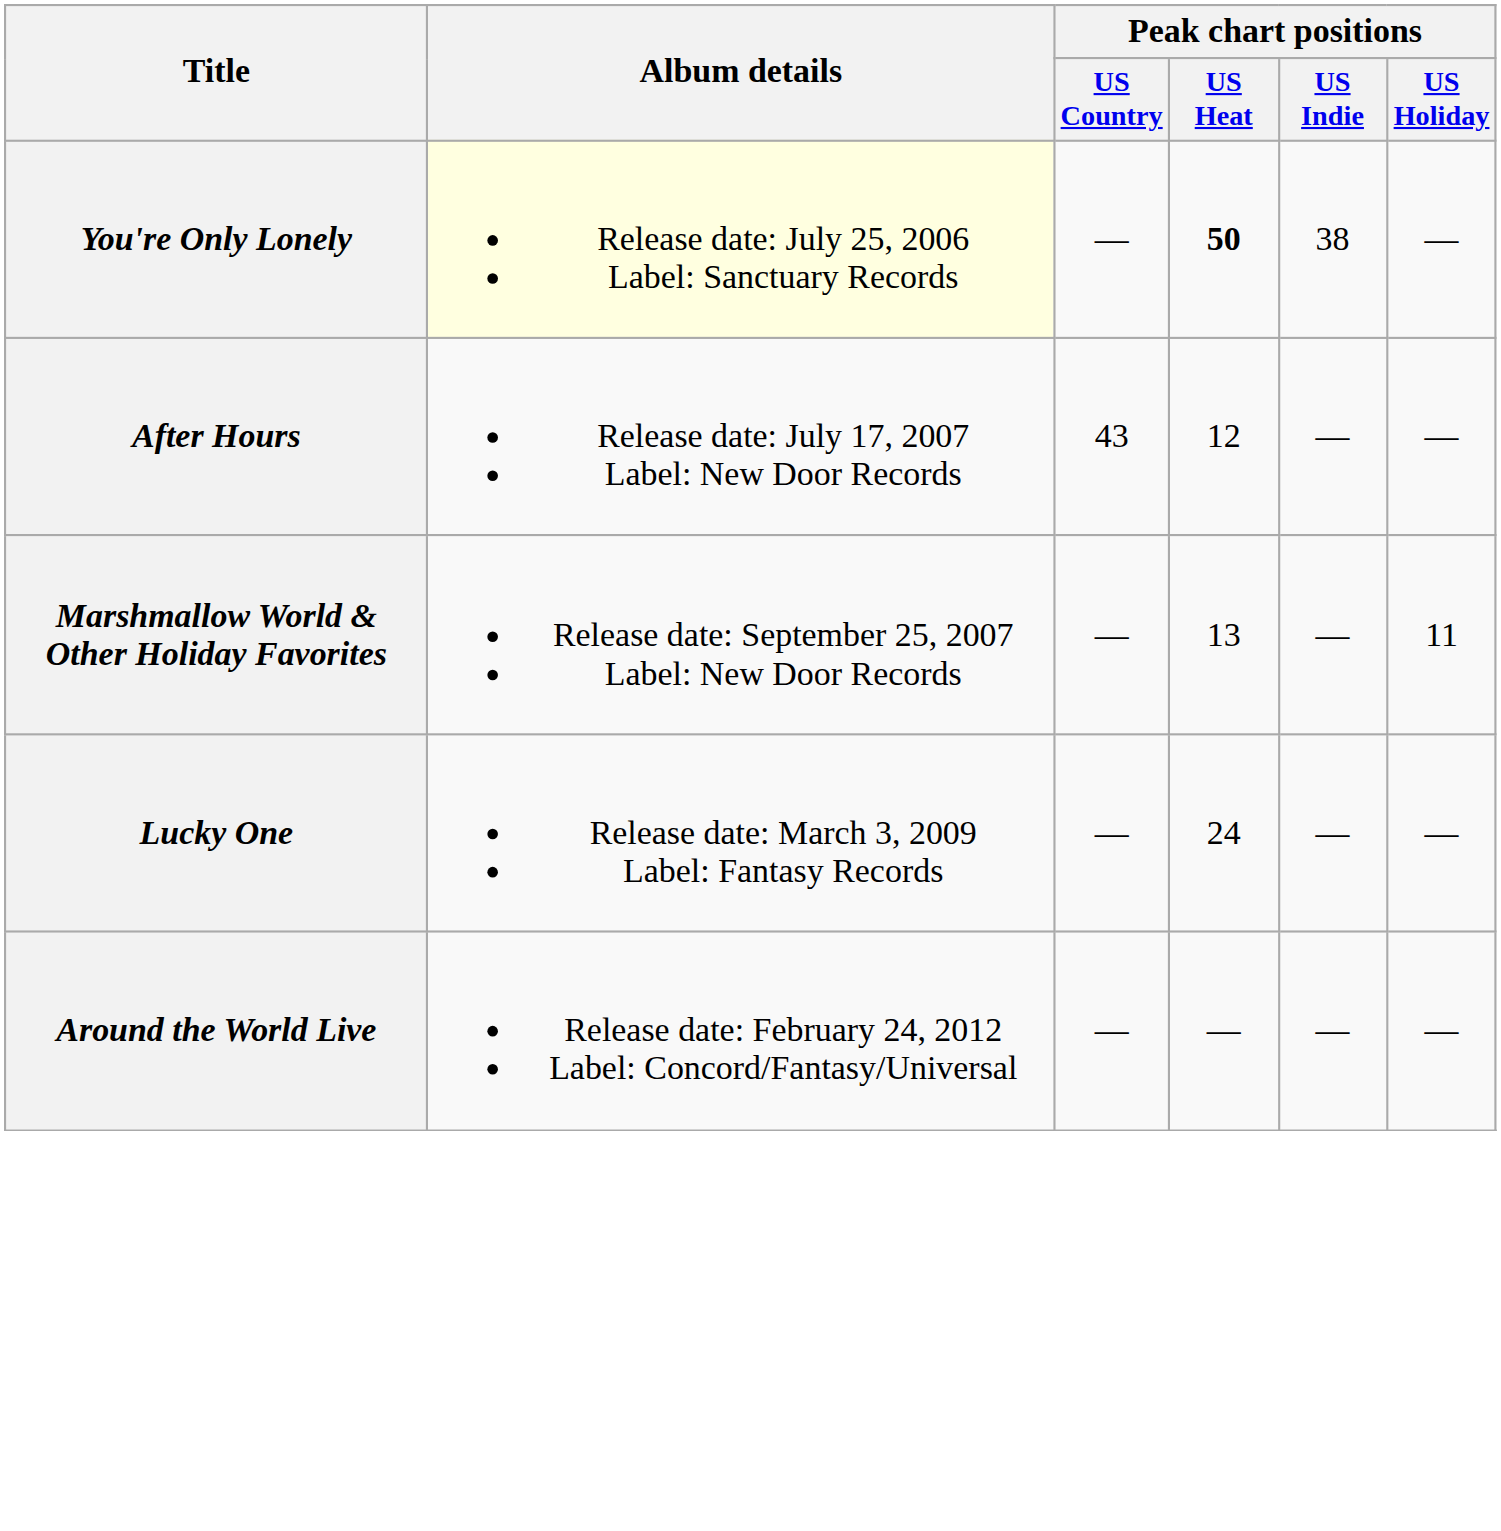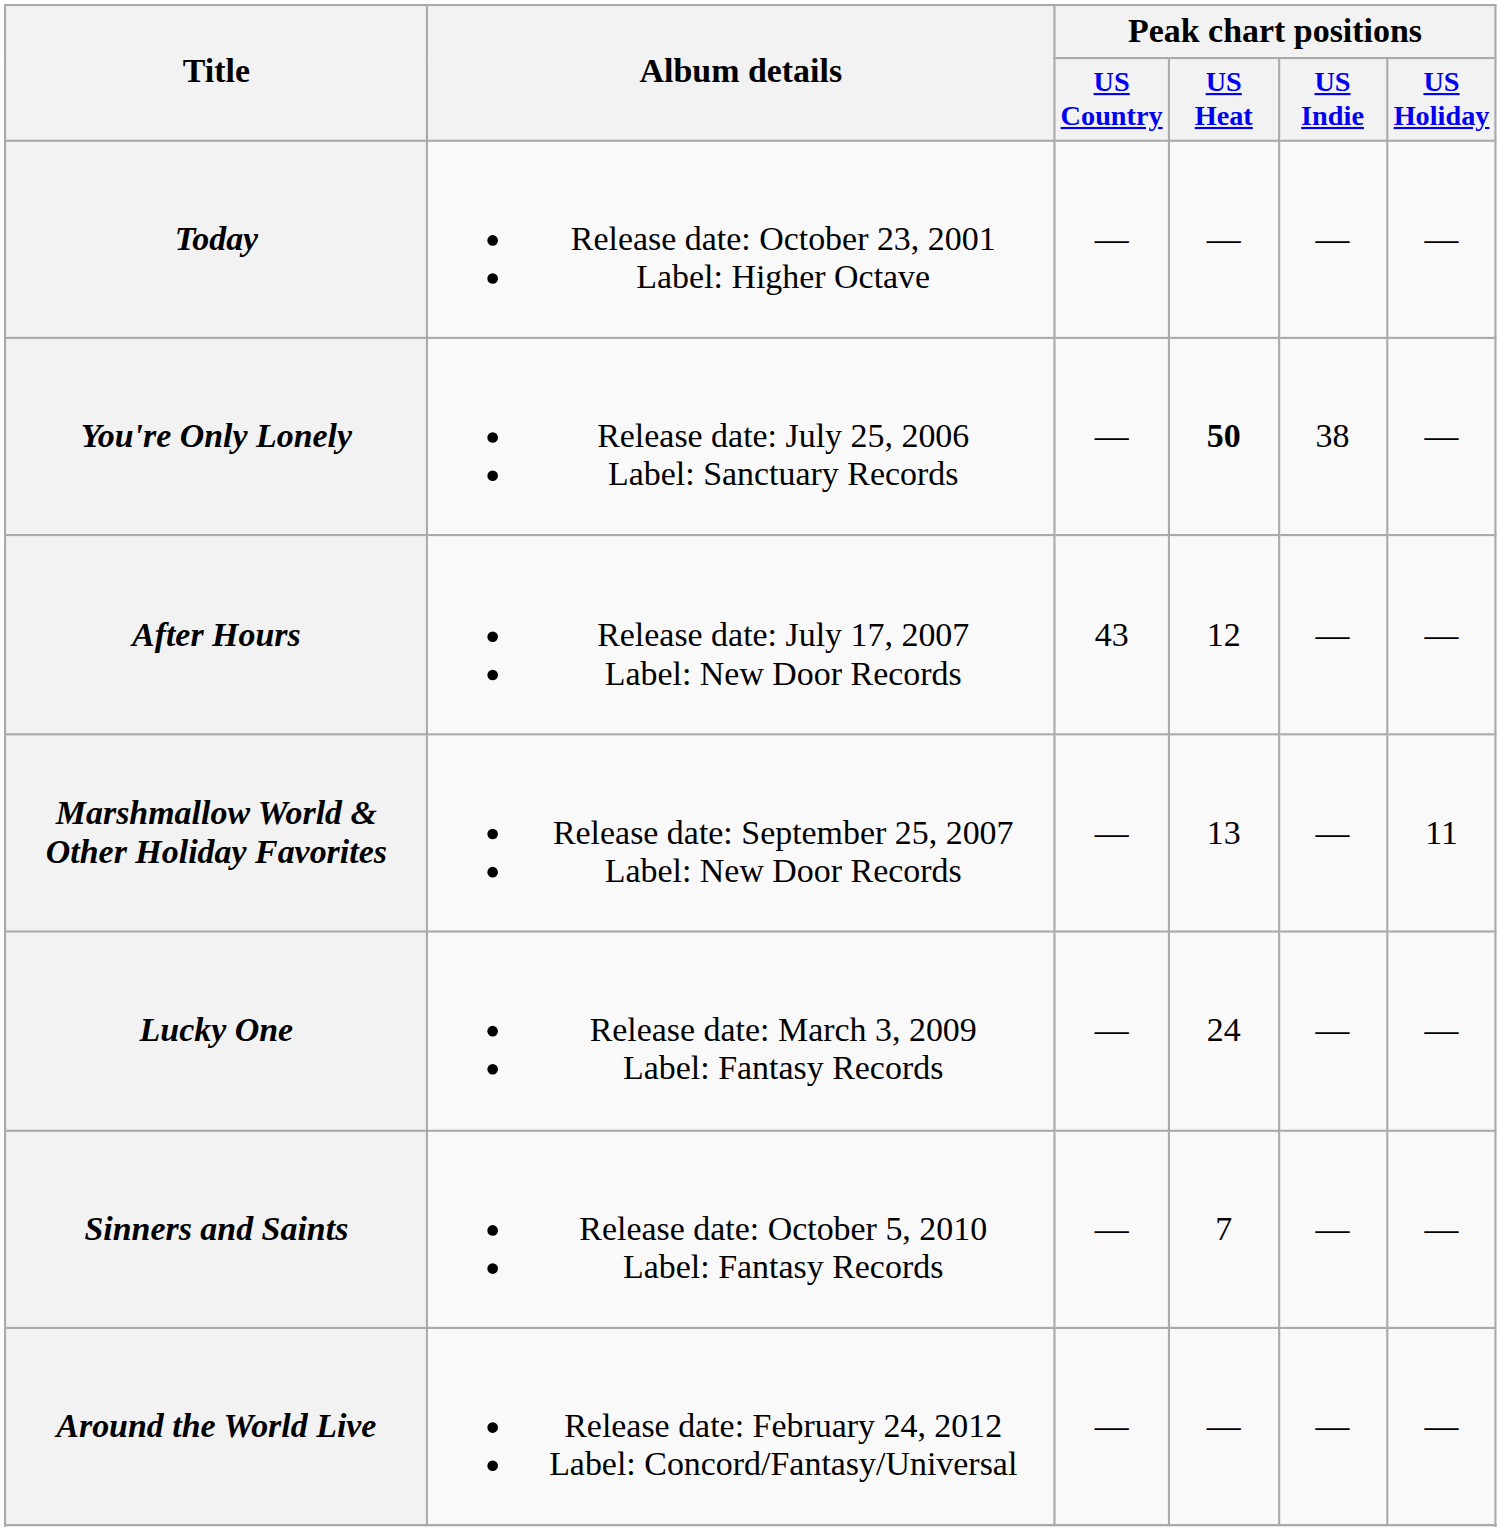+ row: (216, 238)
(741, 258) lightyellow background -> (741, 456) no background
+ row: (216, 1228)
